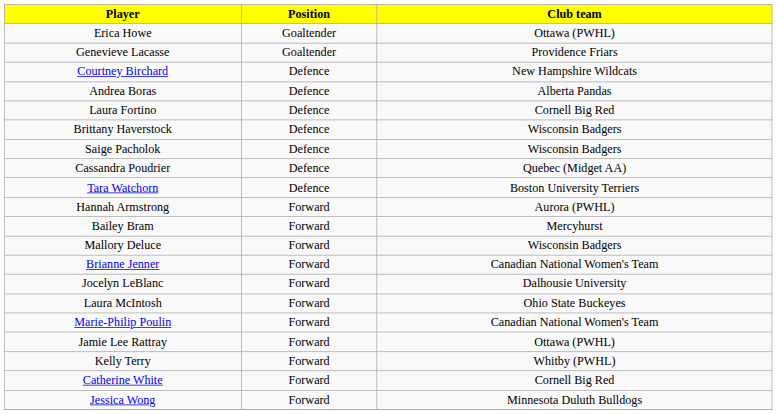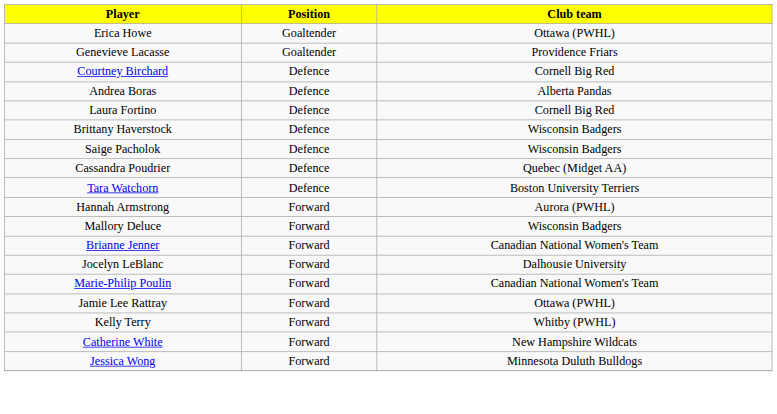(575, 71) New Hampshire Wildcats -> (575, 71) Cornell Big Red
- row: (123, 226)
- row: (123, 303)
(575, 380) Cornell Big Red -> (575, 341) New Hampshire Wildcats
